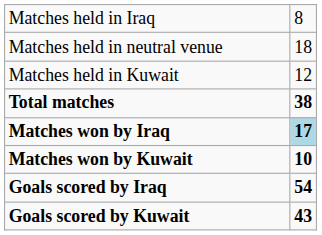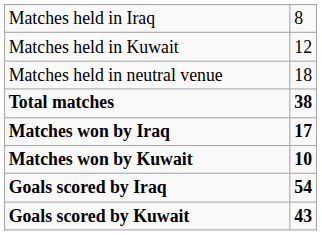rows swapped: (116, 46) <-> (94, 74)
(303, 131) lightblue background -> (303, 131) no background
